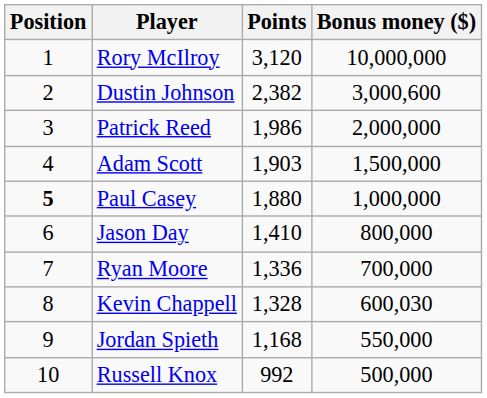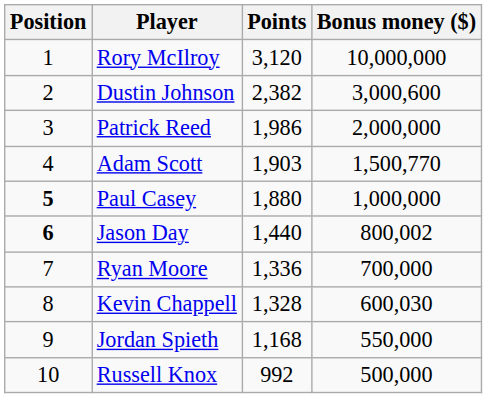(396, 163) 1,500,000 -> (396, 163) 1,500,770
(48, 233) normal -> (48, 233) bold
(277, 233) 1,410 -> (277, 233) 1,440
(396, 233) 800,000 -> (396, 233) 800,002
